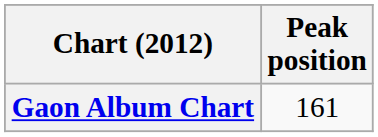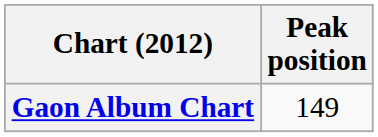(317, 107) 161 -> (317, 107) 149
